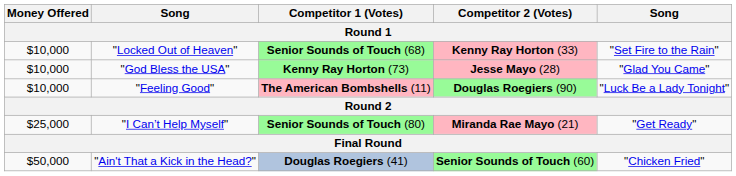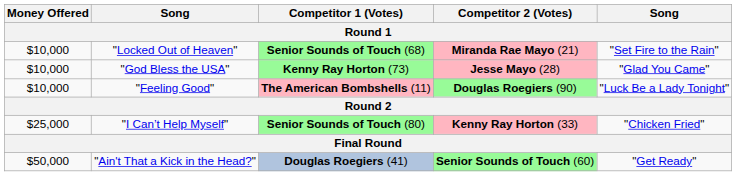(515, 50) Kenny Ray Horton (33) -> (515, 50) Miranda Rae Mayo (21)
(515, 124) Miranda Rae Mayo (21) -> (515, 124) Kenny Ray Horton (33)
(664, 124) "Get Ready" -> (664, 124) "Chicken Fried"
(664, 161) "Chicken Fried" -> (664, 161) "Get Ready"
